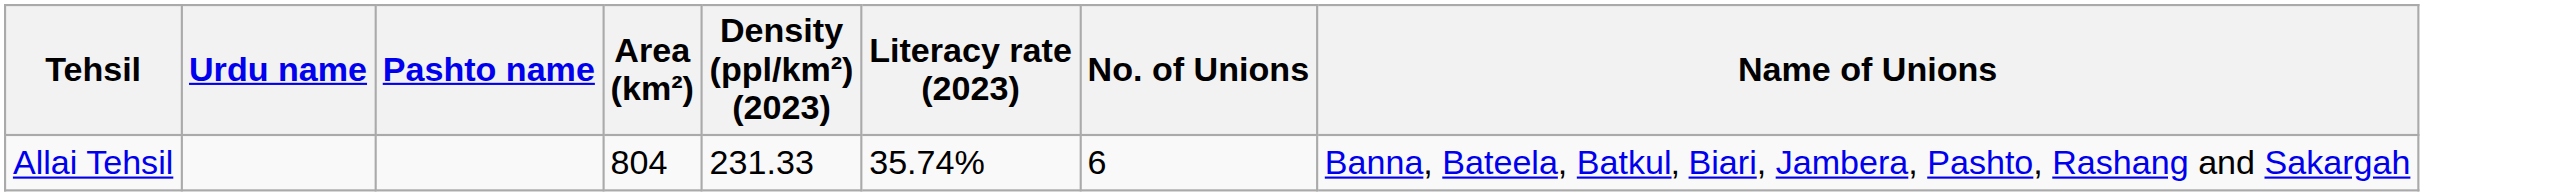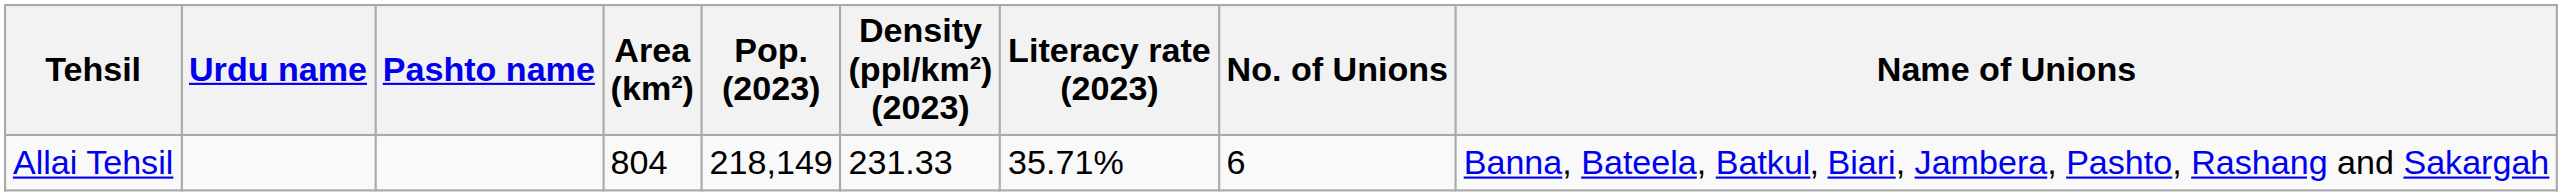+ column: (771, 69)
(927, 162) 35.74% -> (1066, 162) 35.71%
